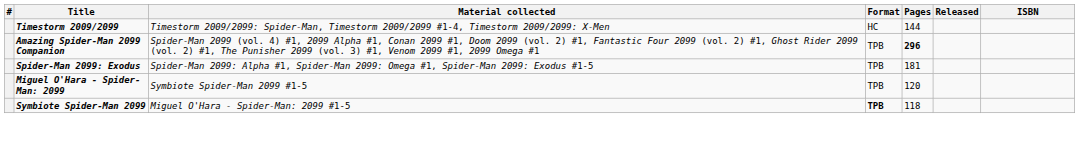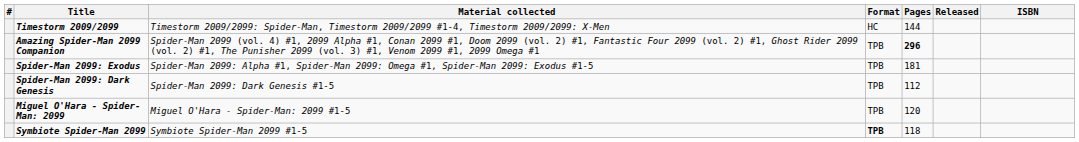+ row: (73, 86)
(229, 86) Symbiote Spider-Man 2099 #1-5 -> (250, 111) Miguel O'Hara - Spider-Man: 2099 #1-5
(250, 105) Miguel O'Hara - Spider-Man: 2099 #1-5 -> (229, 130) Symbiote Spider-Man 2099 #1-5
